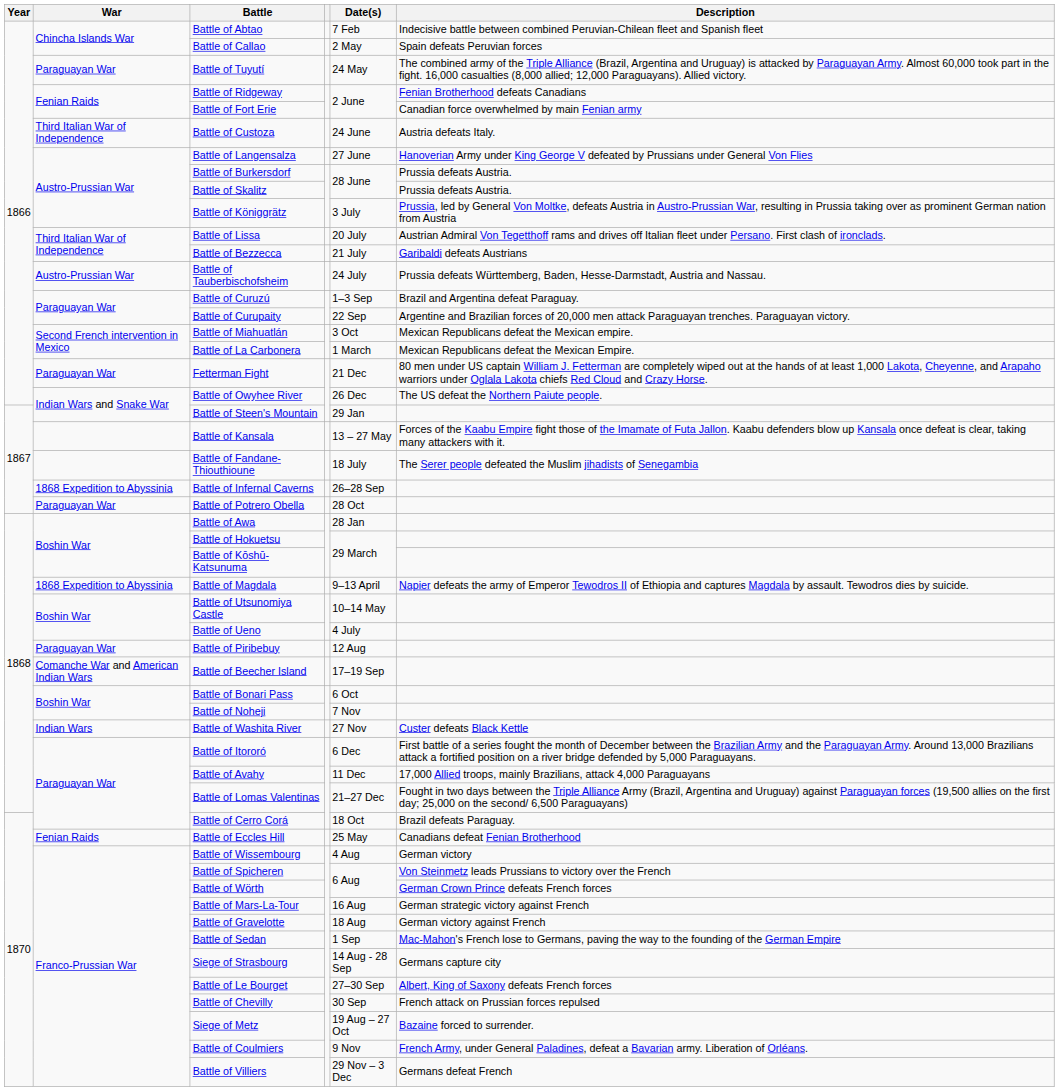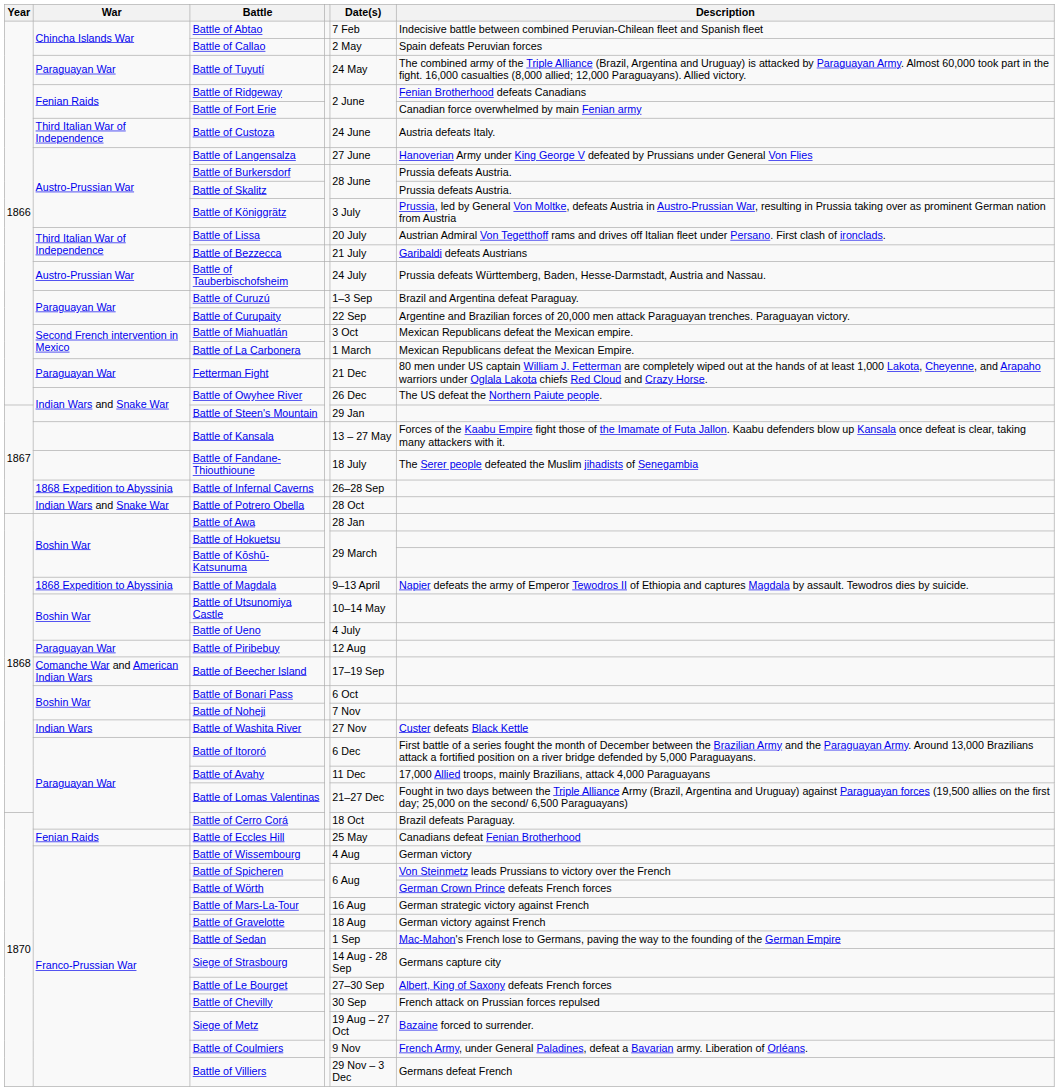(76, 505) Paraguayan War -> (102, 505) Indian Wars and Snake War
